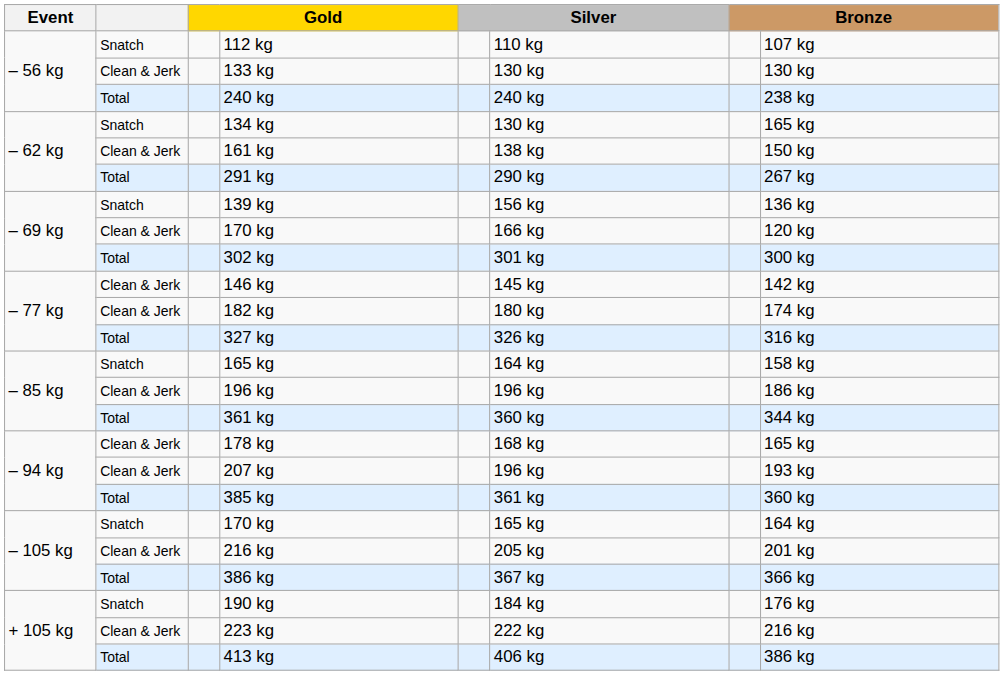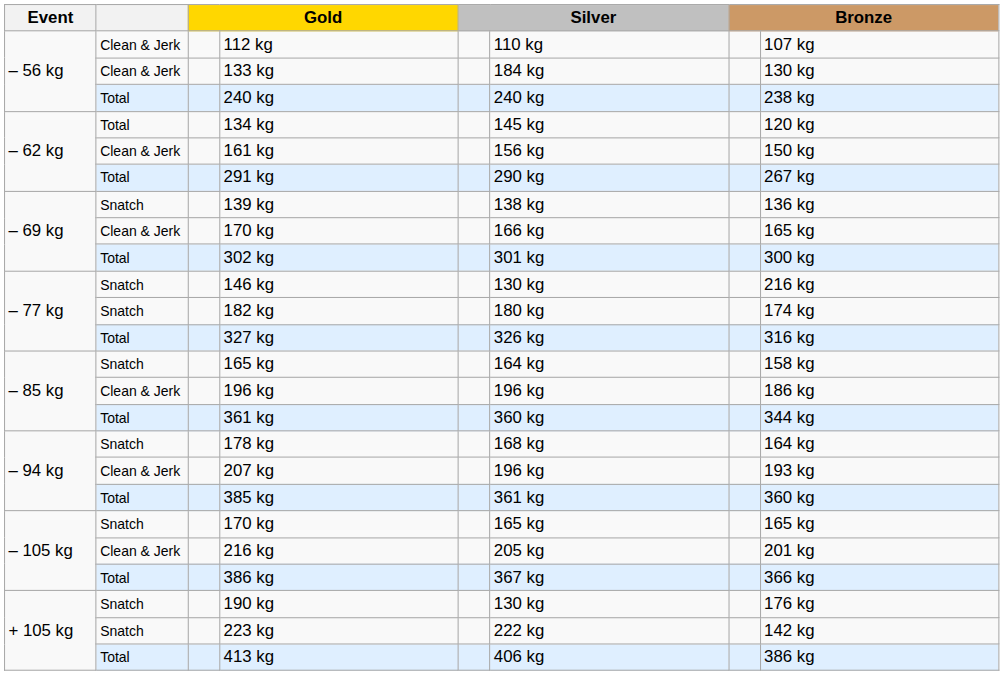(122, 45) Snatch -> (140, 45) Clean & Jerk
(519, 71) 130 kg -> (519, 71) 184 kg
(122, 125) Snatch -> (115, 125) Total
(519, 124) 130 kg -> (519, 124) 145 kg
(789, 124) 165 kg -> (789, 124) 120 kg
(519, 151) 138 kg -> (519, 151) 156 kg
(519, 204) 156 kg -> (519, 204) 138 kg
(789, 230) 120 kg -> (789, 230) 165 kg
(140, 285) Clean & Jerk -> (122, 285) Snatch
(519, 284) 145 kg -> (519, 284) 130 kg
(789, 284) 142 kg -> (789, 284) 216 kg
(140, 311) Clean & Jerk -> (122, 311) Snatch
(140, 445) Clean & Jerk -> (122, 445) Snatch
(789, 444) 165 kg -> (789, 444) 164 kg
(789, 524) 164 kg -> (789, 524) 165 kg
(519, 603) 184 kg -> (519, 603) 130 kg
(140, 631) Clean & Jerk -> (122, 631) Snatch
(789, 630) 216 kg -> (789, 630) 142 kg
